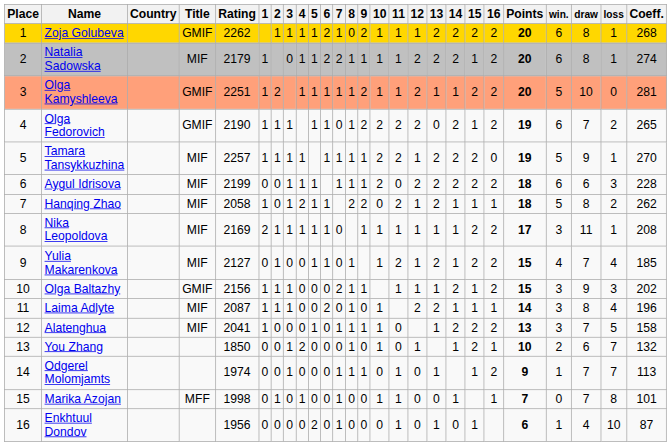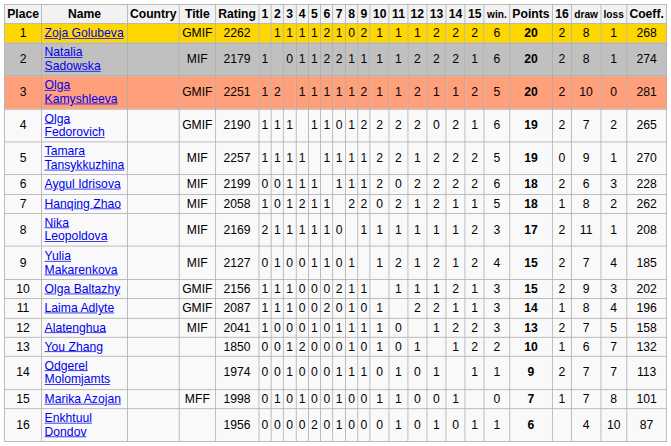columns swapped: (494, 14) <-> (559, 14)
(197, 308) MIF -> (197, 308) GMIF
